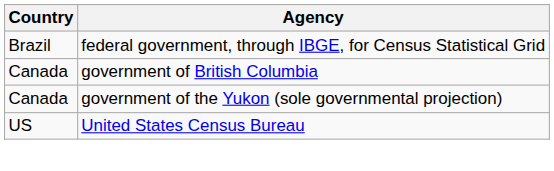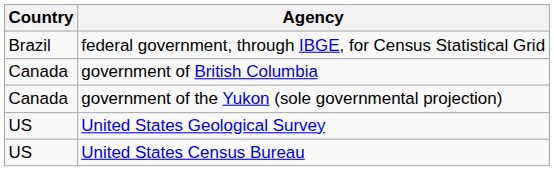+ row: (203, 125)
